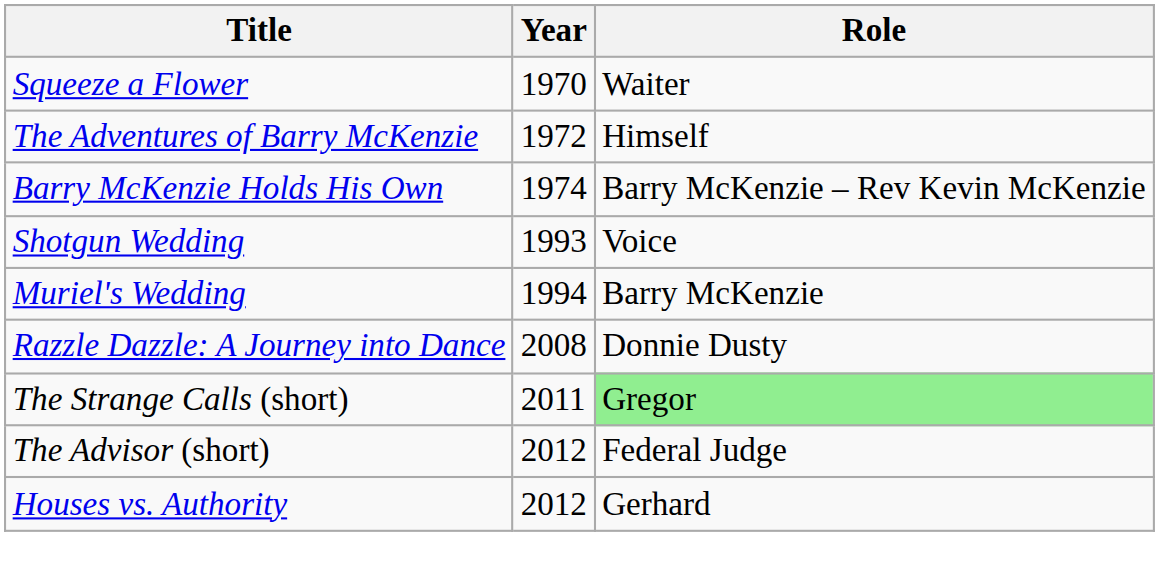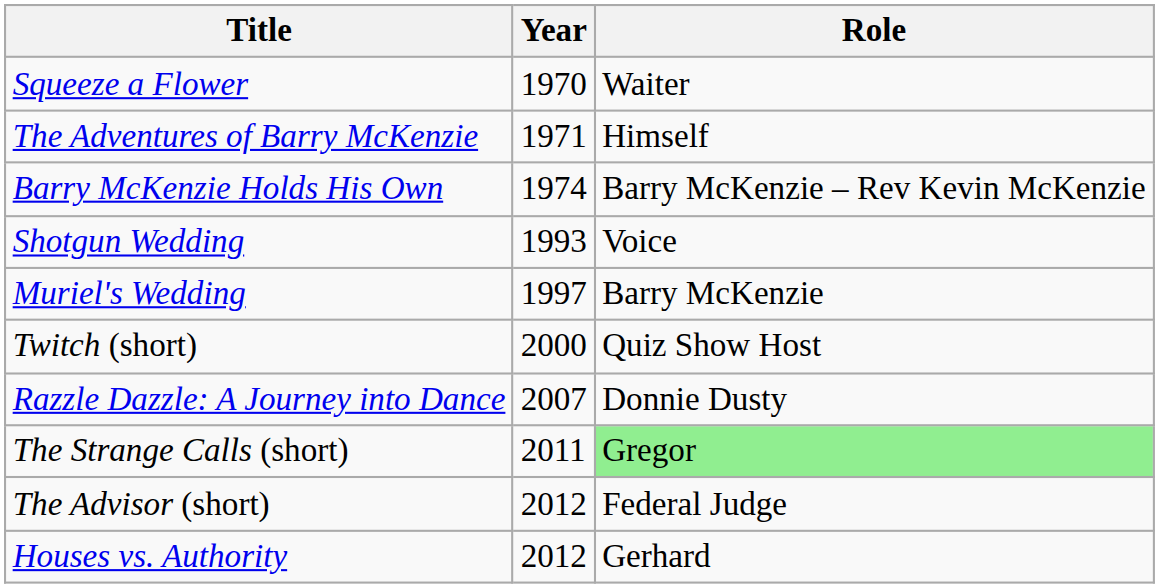(554, 135) 1972 -> (554, 135) 1971
(554, 293) 1994 -> (554, 293) 1997
+ row: (105, 345)
(554, 345) 2008 -> (554, 398) 2007
